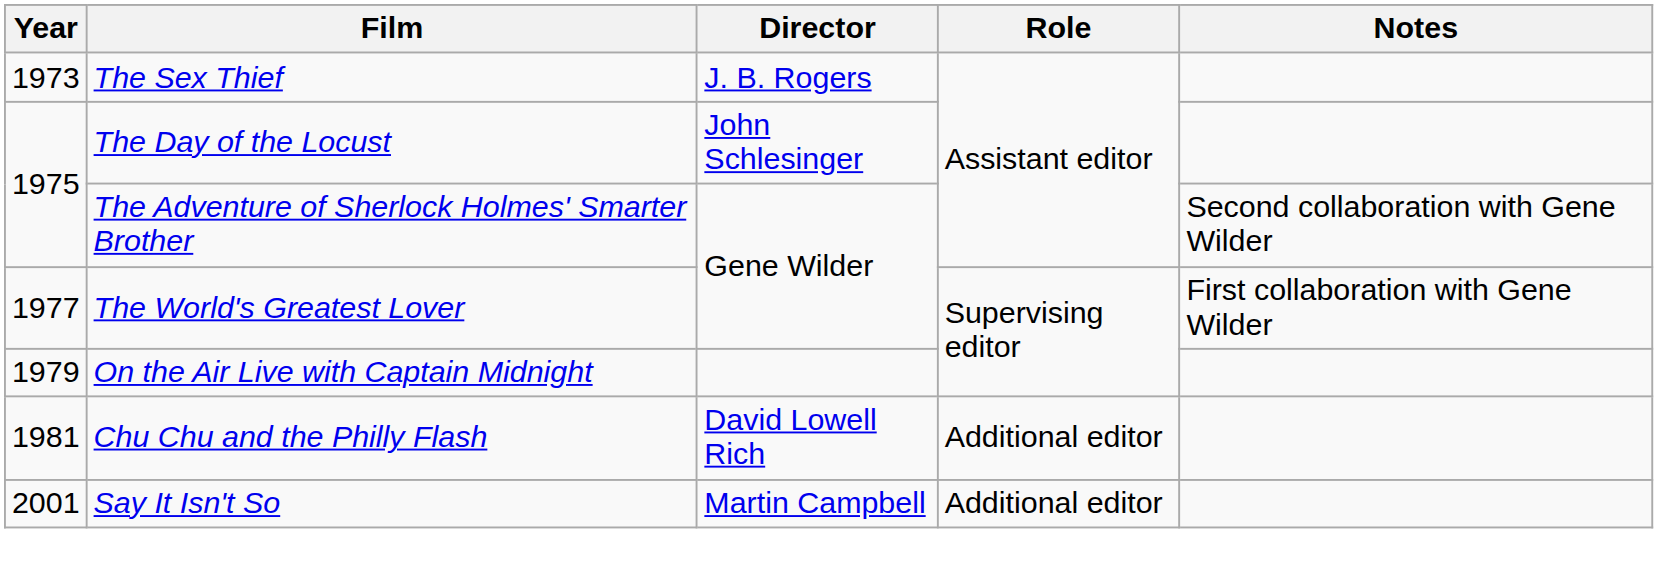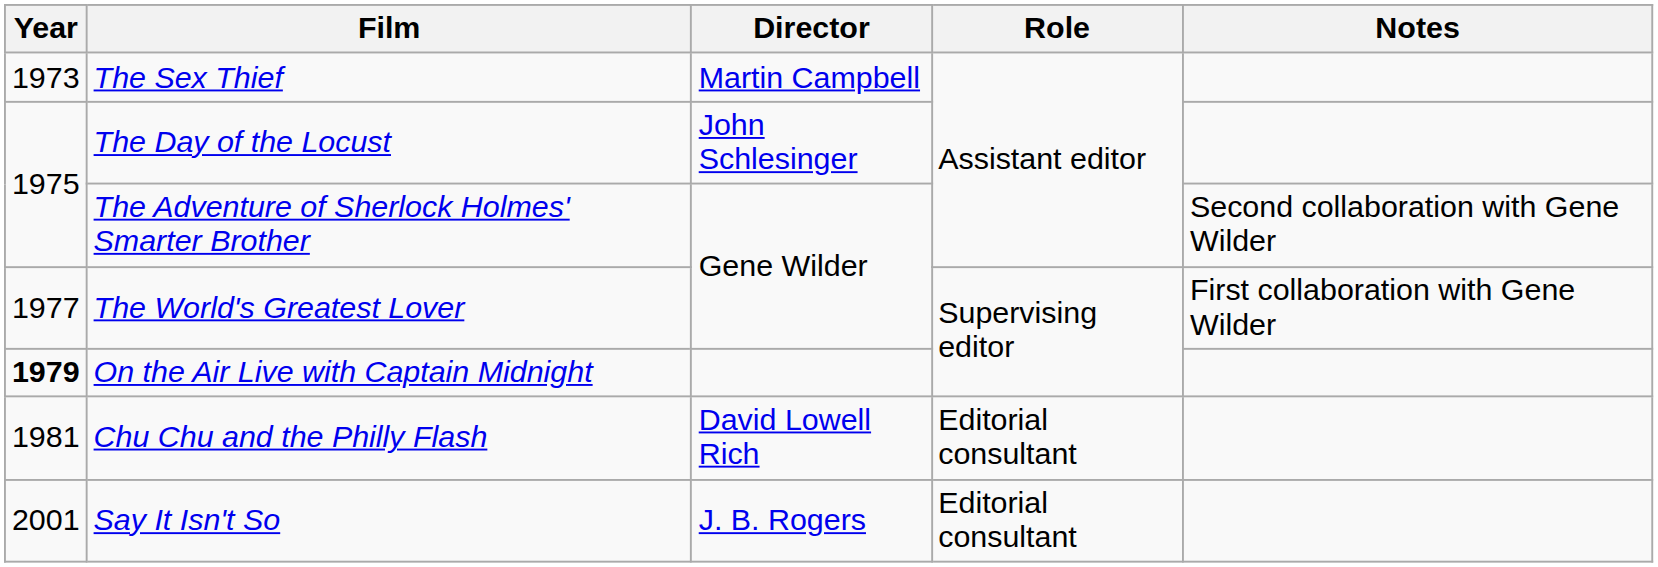(788, 76) J. B. Rogers -> (809, 76) Martin Campbell
(46, 372) normal -> (46, 372) bold
(1054, 437) Additional editor -> (1007, 437) Editorial consultant
(815, 502) Martin Campbell -> (782, 519) J. B. Rogers
(1054, 502) Additional editor -> (1007, 519) Editorial consultant
